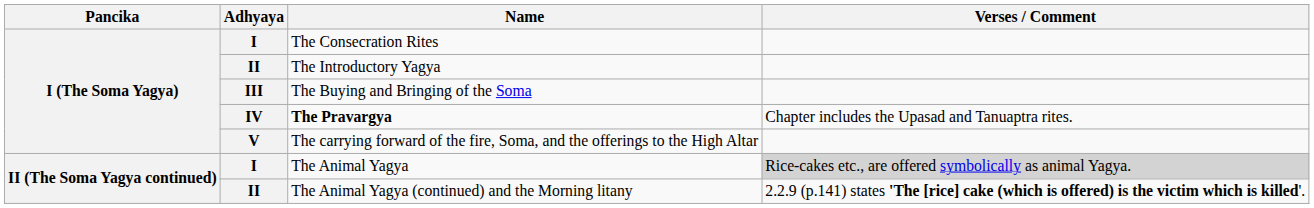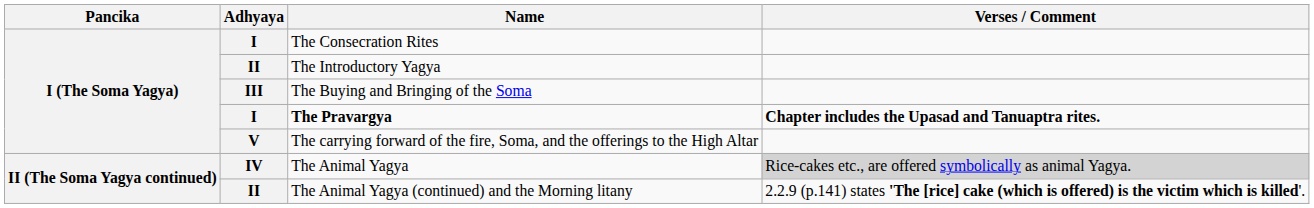(254, 116) IV -> (254, 116) I
(919, 116) normal -> (933, 116) bold
(254, 166) I -> (254, 166) IV
